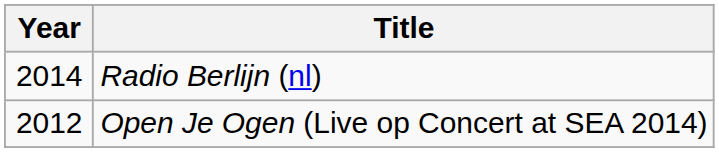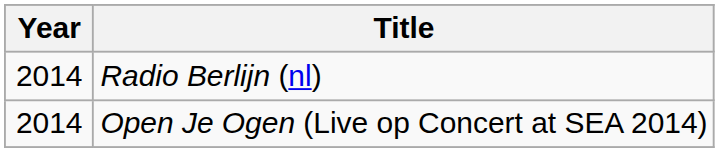(49, 123) 2012 -> (49, 123) 2014
